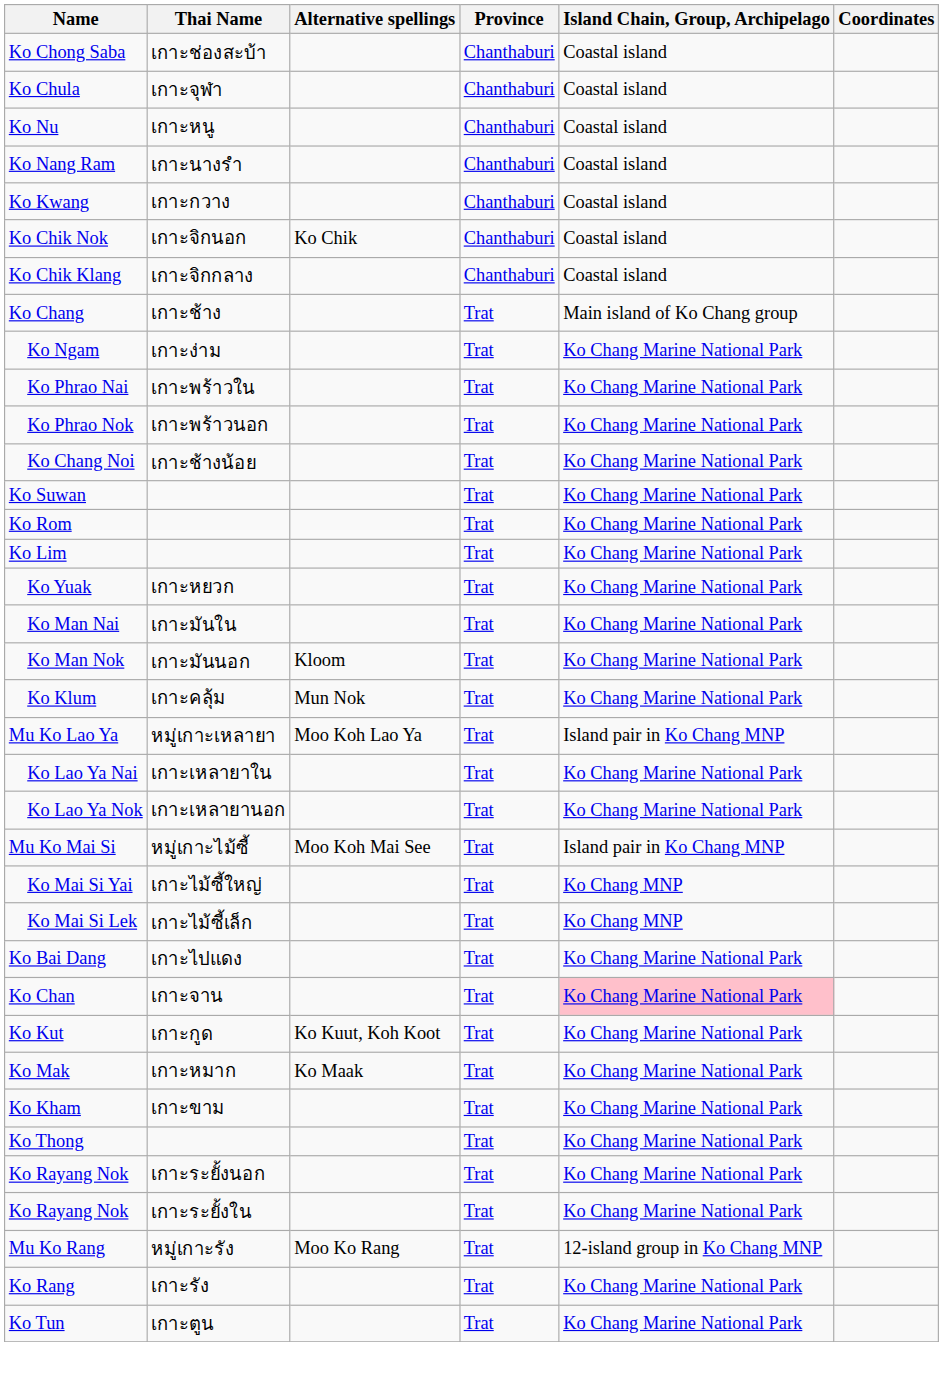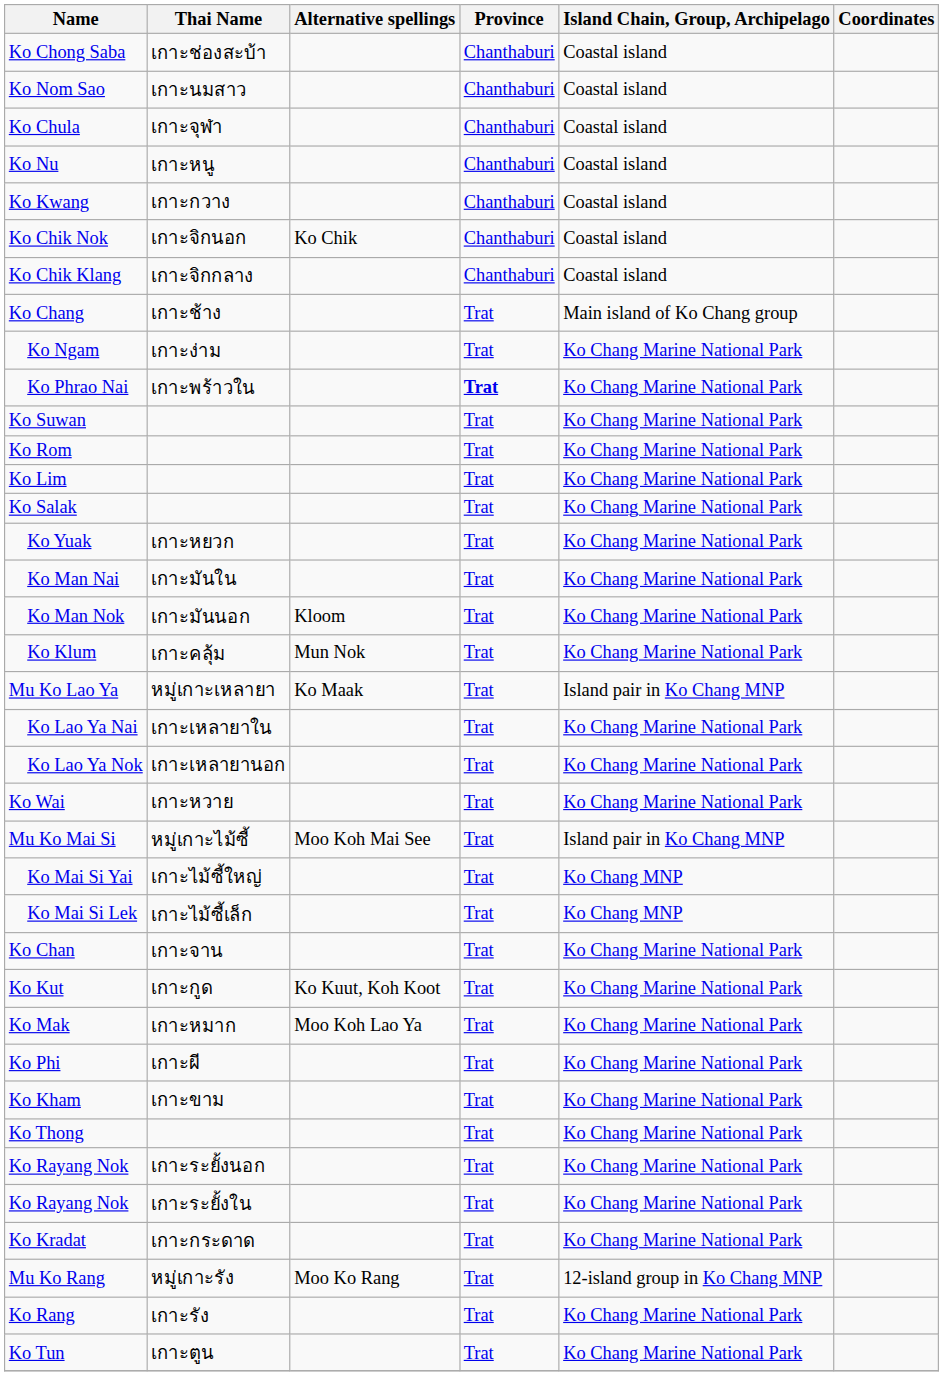+ row: (57, 89)
- row: (62, 163)
(479, 387) normal -> (481, 387) bold
- row: (71, 424)
- row: (72, 461)
+ row: (43, 508)
(358, 735) Moo Koh Lao Ya -> (329, 690) Ko Maak
+ row: (37, 801)
- row: (57, 958)
(683, 996) pink background -> (683, 950) no background
(329, 1070) Ko Maak -> (358, 1025) Moo Koh Lao Ya
+ row: (35, 1062)
+ row: (47, 1240)
